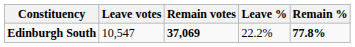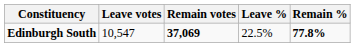(257, 33) 22.2% -> (257, 33) 22.5%
